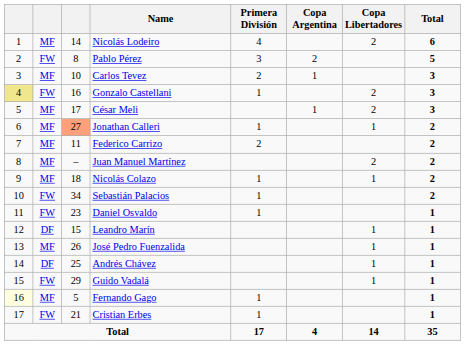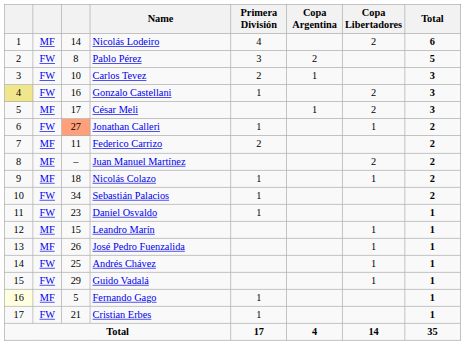(47, 76) MF -> (47, 76) FW
(47, 127) MF -> (47, 127) FW
(47, 229) DF -> (47, 229) MF
(47, 264) DF -> (47, 264) FW
